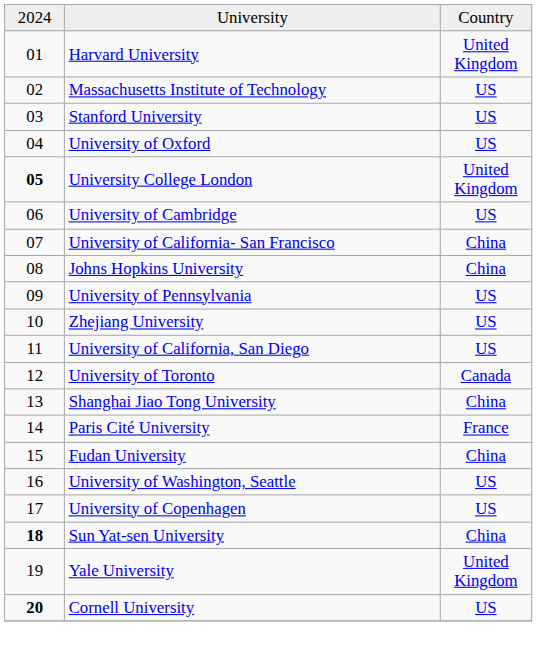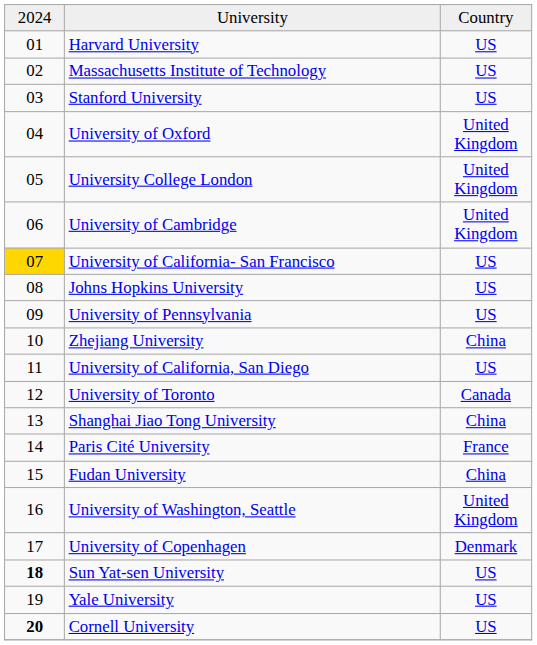(486, 53) United Kingdom -> (486, 44) US
(486, 143) US -> (486, 133) United Kingdom
(35, 179) bold -> (35, 179) normal
(486, 215) US -> (486, 224) United Kingdom
(35, 242) no background -> (35, 261) gold background
(486, 242) China -> (486, 261) US
(486, 268) China -> (486, 287) US
(486, 322) US -> (486, 340) China
(486, 481) US -> (486, 510) United Kingdom
(486, 508) US -> (486, 546) Denmark
(486, 535) China -> (486, 573) US
(486, 571) United Kingdom -> (486, 599) US
